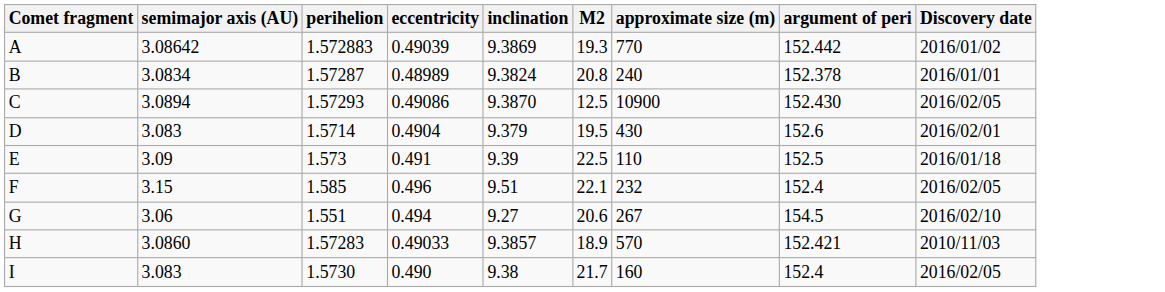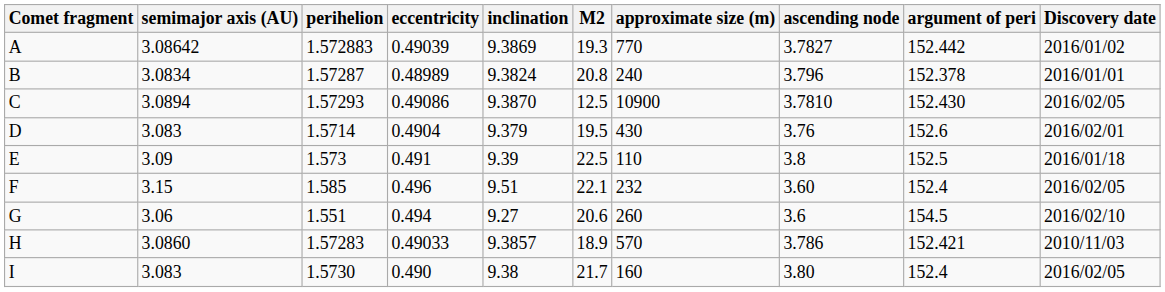+ column: (841, 18)
(629, 215) 267 -> (629, 215) 260
